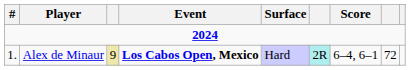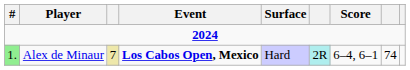(12, 55) no background -> (12, 55) lightgreen background
(113, 55) 9 -> (113, 55) 7
(390, 55) 72 -> (390, 55) 74
